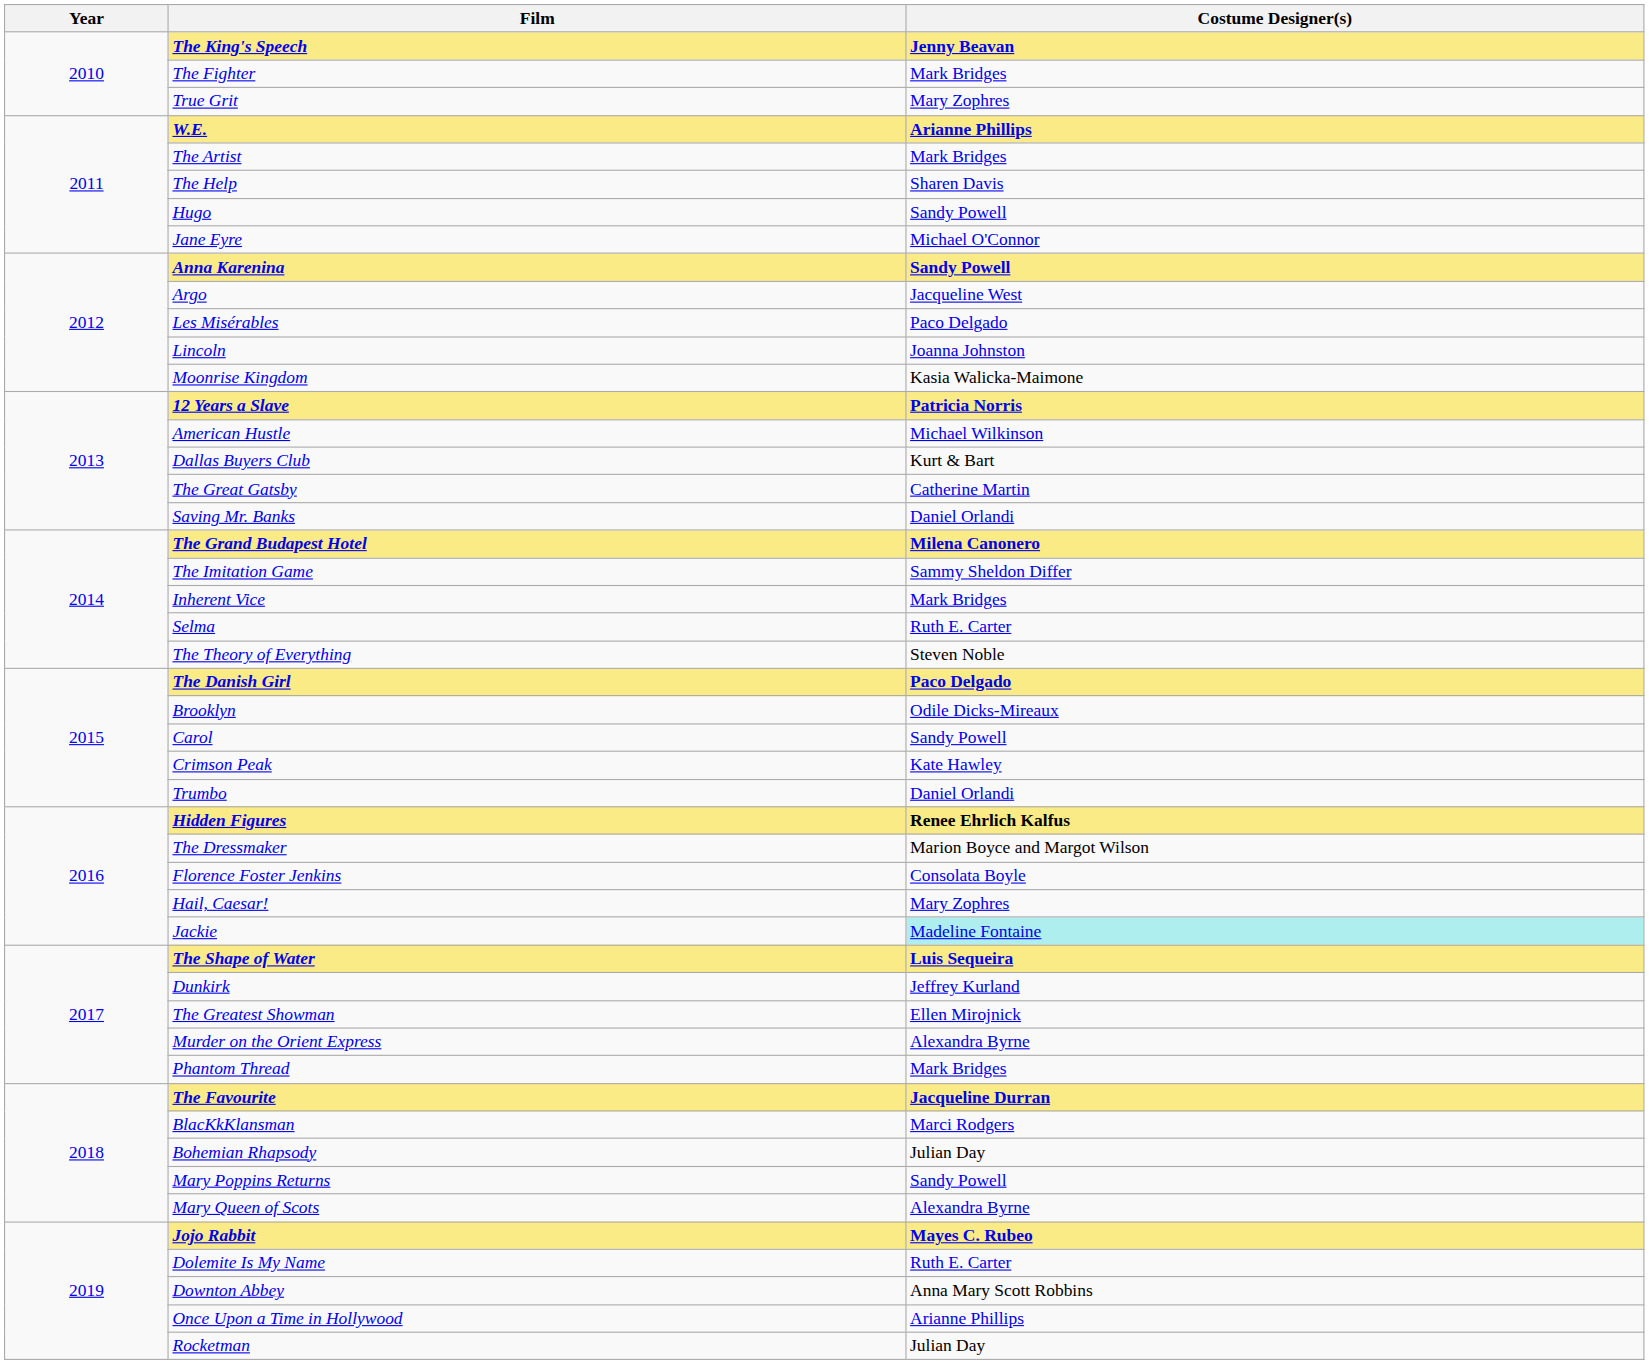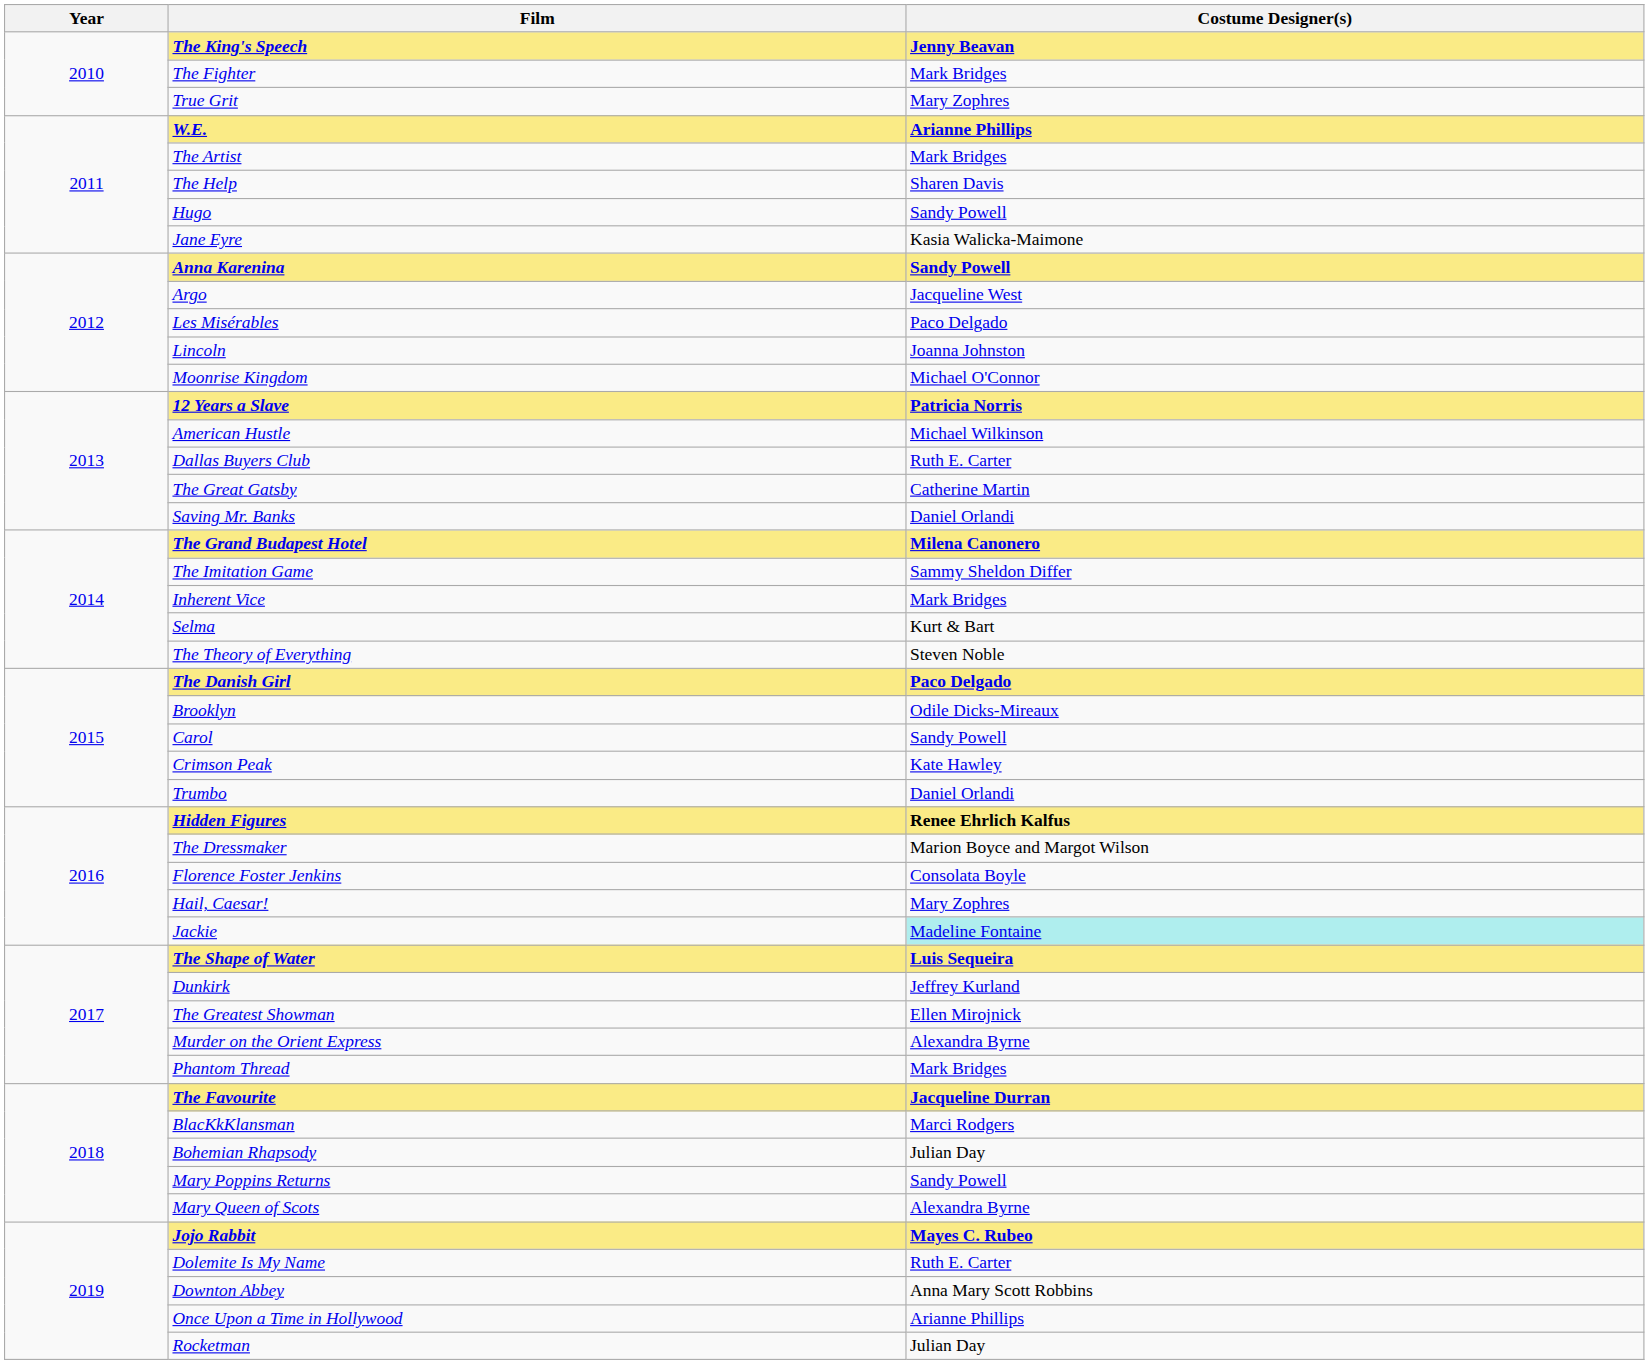(975, 239) Michael O'Connor -> (997, 239) Kasia Walicka-Maimone
(997, 377) Kasia Walicka-Maimone -> (975, 377) Michael O'Connor
(952, 460) Kurt & Bart -> (961, 460) Ruth E. Carter
(961, 626) Ruth E. Carter -> (952, 626) Kurt & Bart
